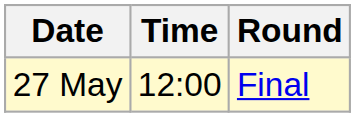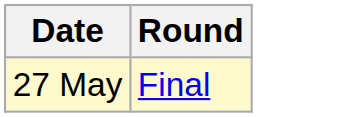- column: (180, 31)
